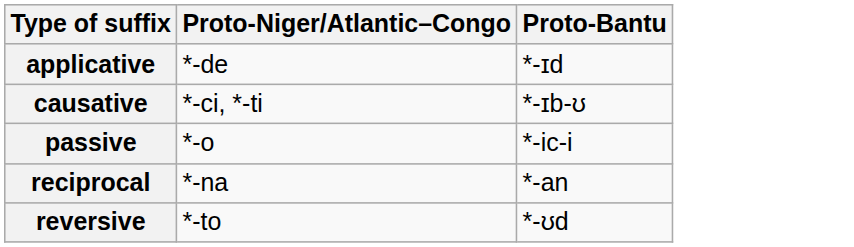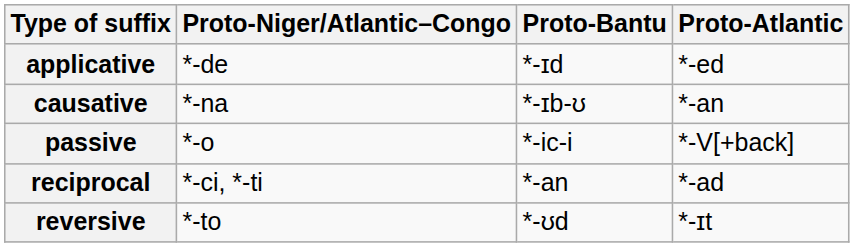+ column: (761, 24)
(223, 103) *-ci, *-ti -> (205, 103) *-na
(205, 182) *-na -> (223, 182) *-ci, *-ti
